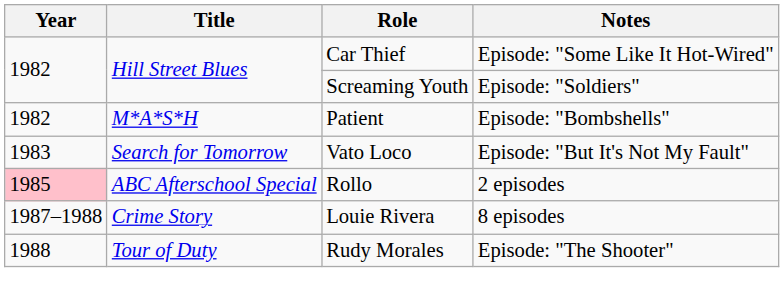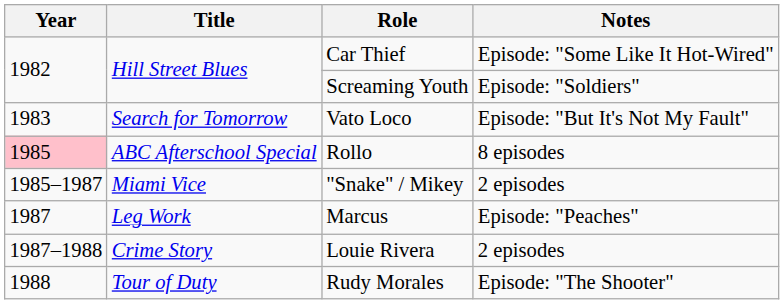- row: (355, 119)
(521, 184) 2 episodes -> (521, 151) 8 episodes
+ row: (395, 184)
+ row: (357, 217)
(521, 217) 8 episodes -> (521, 250) 2 episodes
